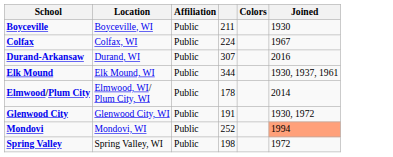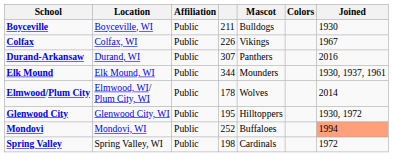+ column: (261, 12)
(228, 42) 224 -> (228, 42) 226
(228, 114) 191 -> (228, 114) 195
